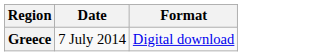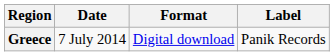+ column: (283, 16)
